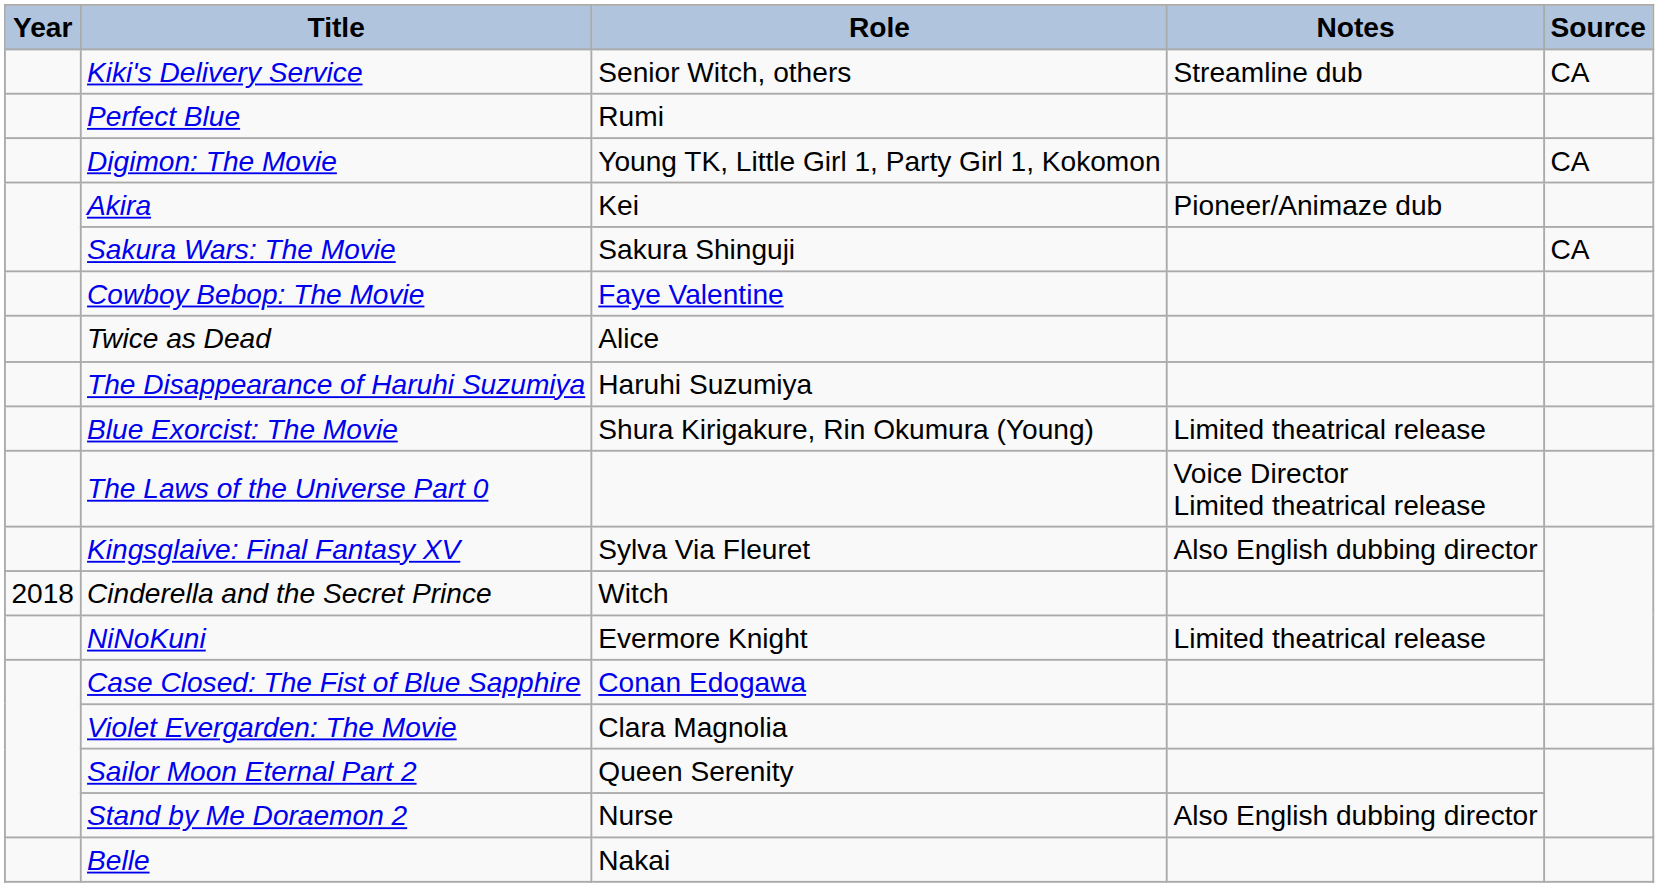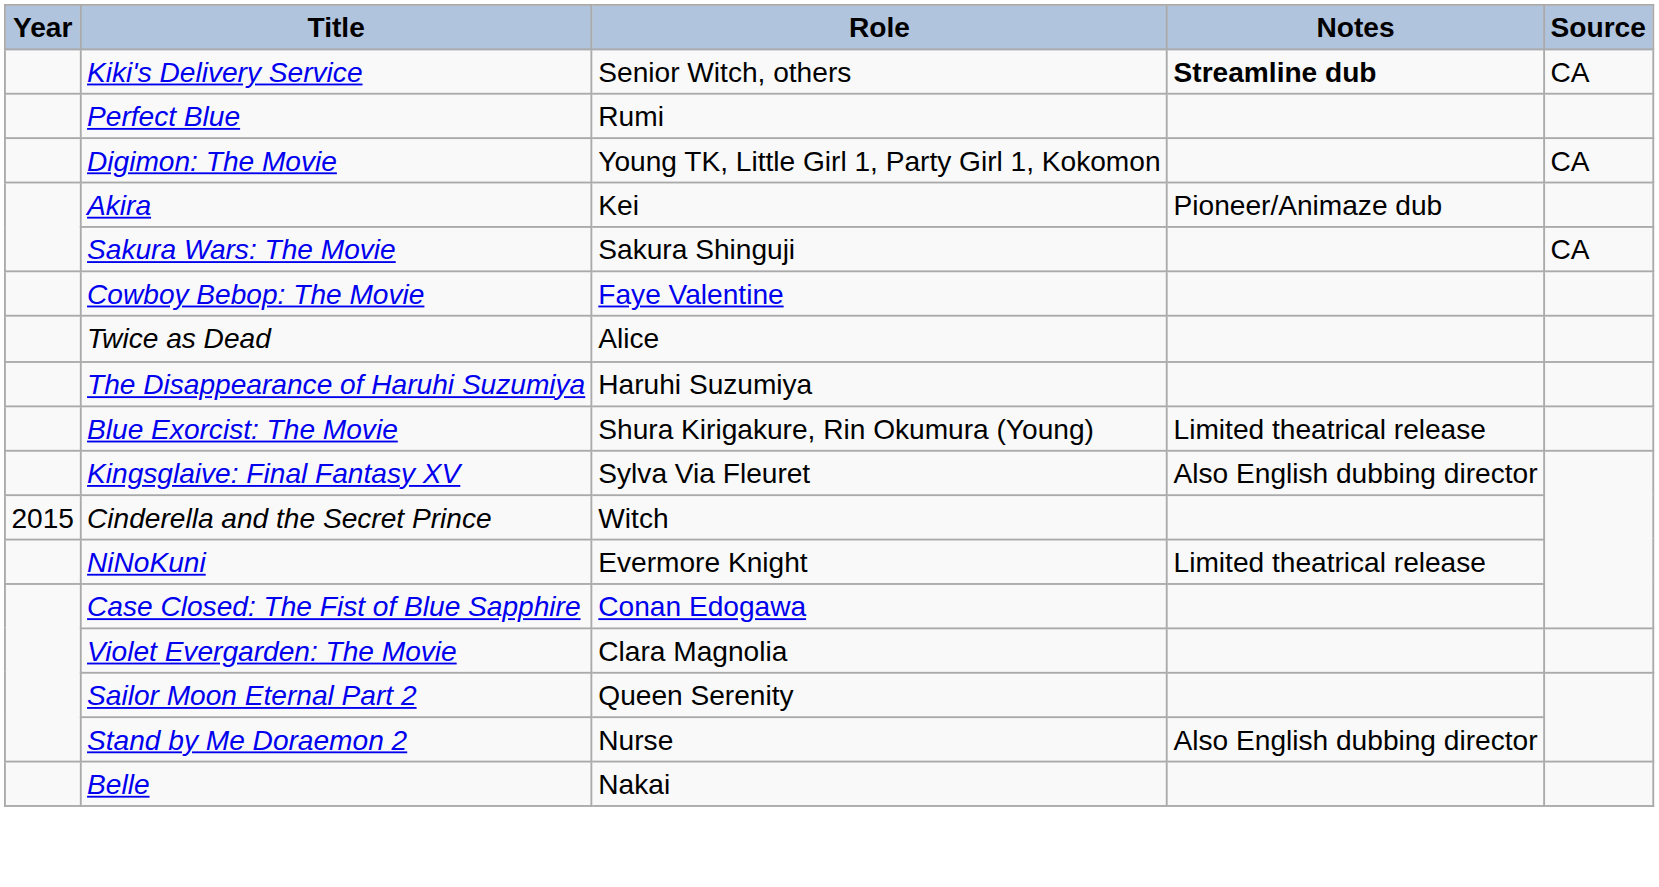(1268, 72) normal -> (1275, 72) bold
- row: (288, 488)
(43, 593) 2018 -> (43, 517) 2015
